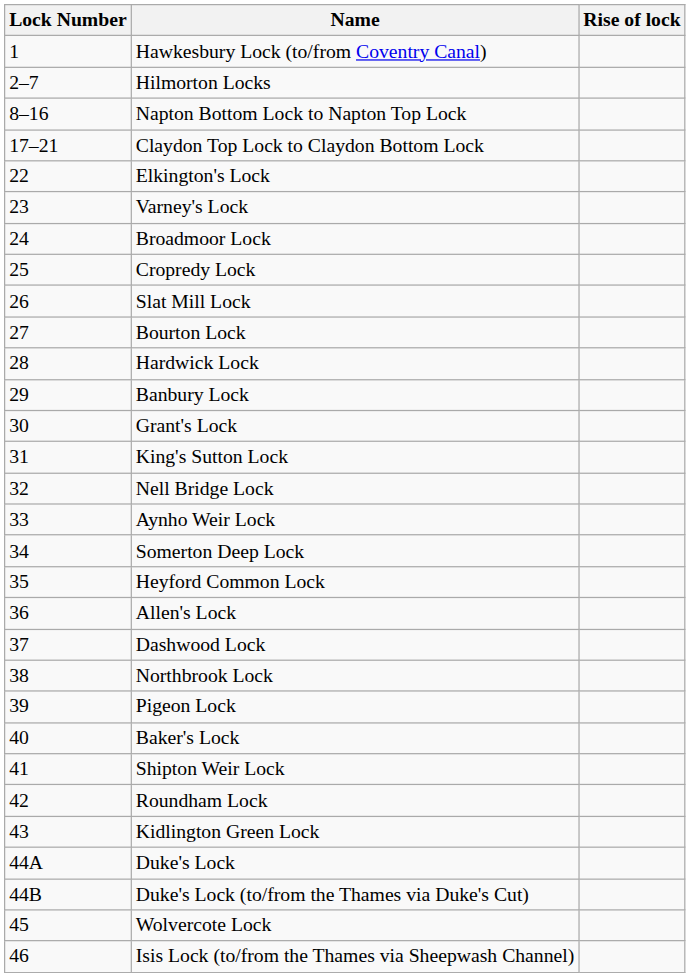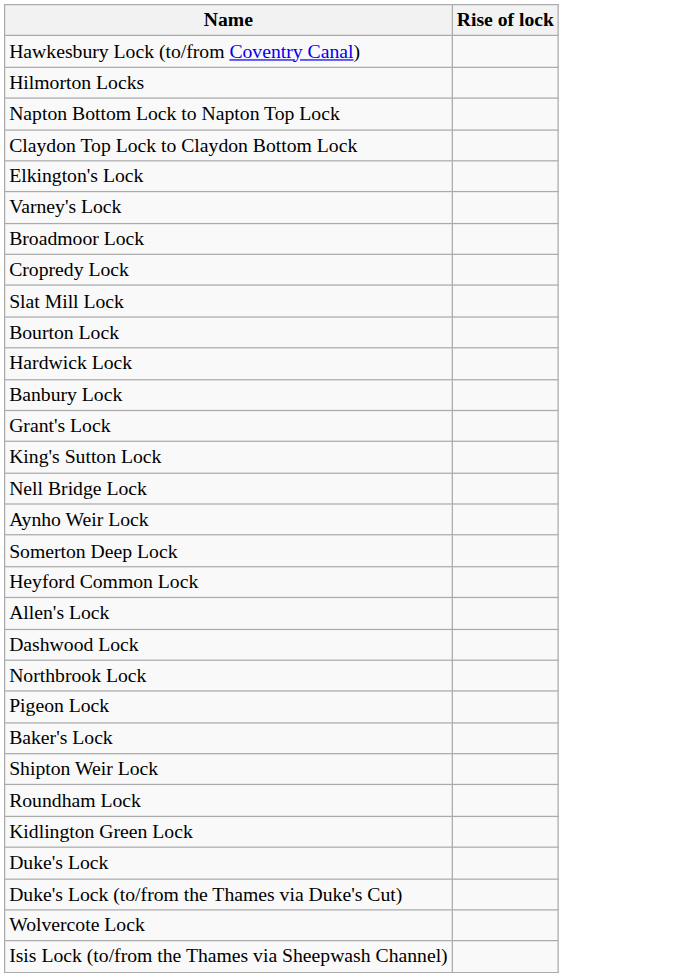- column: (68, 20)
